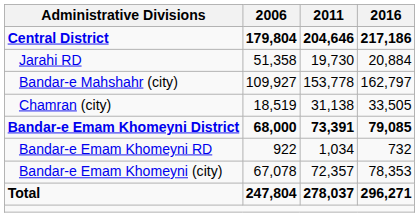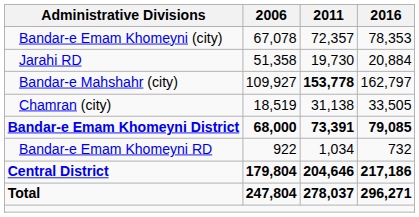rows swapped: (58, 37) <-> (121, 171)
(329, 82) normal -> (329, 82) bold
